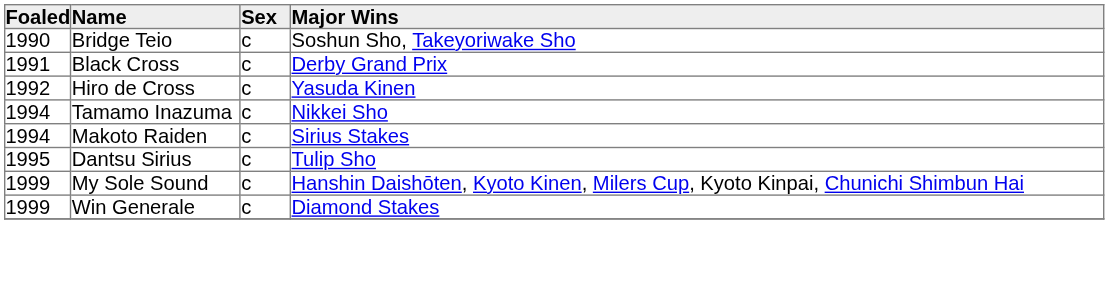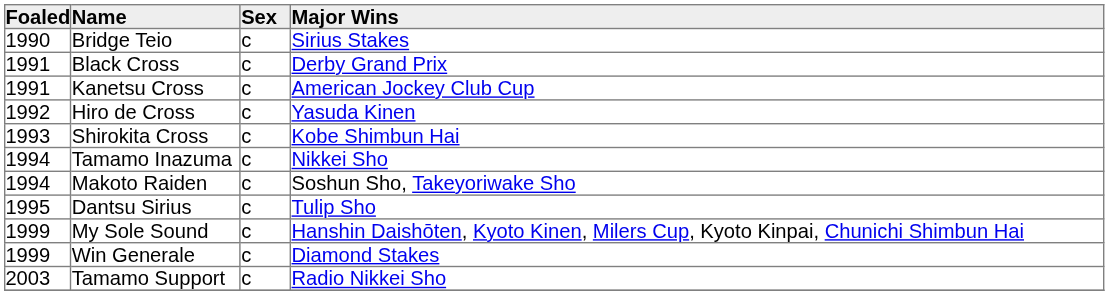(434, 40) Soshun Sho, Takeyoriwake Sho -> (350, 40) Sirius Stakes
+ row: (138, 88)
+ row: (140, 136)
(350, 136) Sirius Stakes -> (434, 183) Soshun Sho, Takeyoriwake Sho
+ row: (148, 278)
